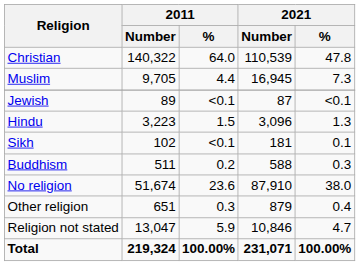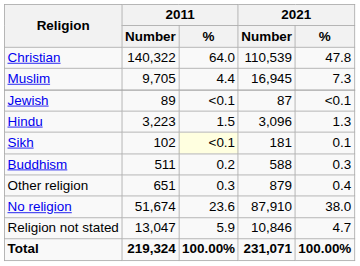(222, 143) no background -> (222, 143) lightyellow background
rows swapped: (48, 206) <-> (40, 185)
